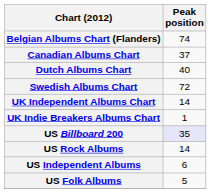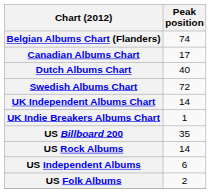(184, 54) 37 -> (184, 54) 17
(184, 133) lavender background -> (184, 133) no background
(184, 180) 5 -> (184, 180) 2
